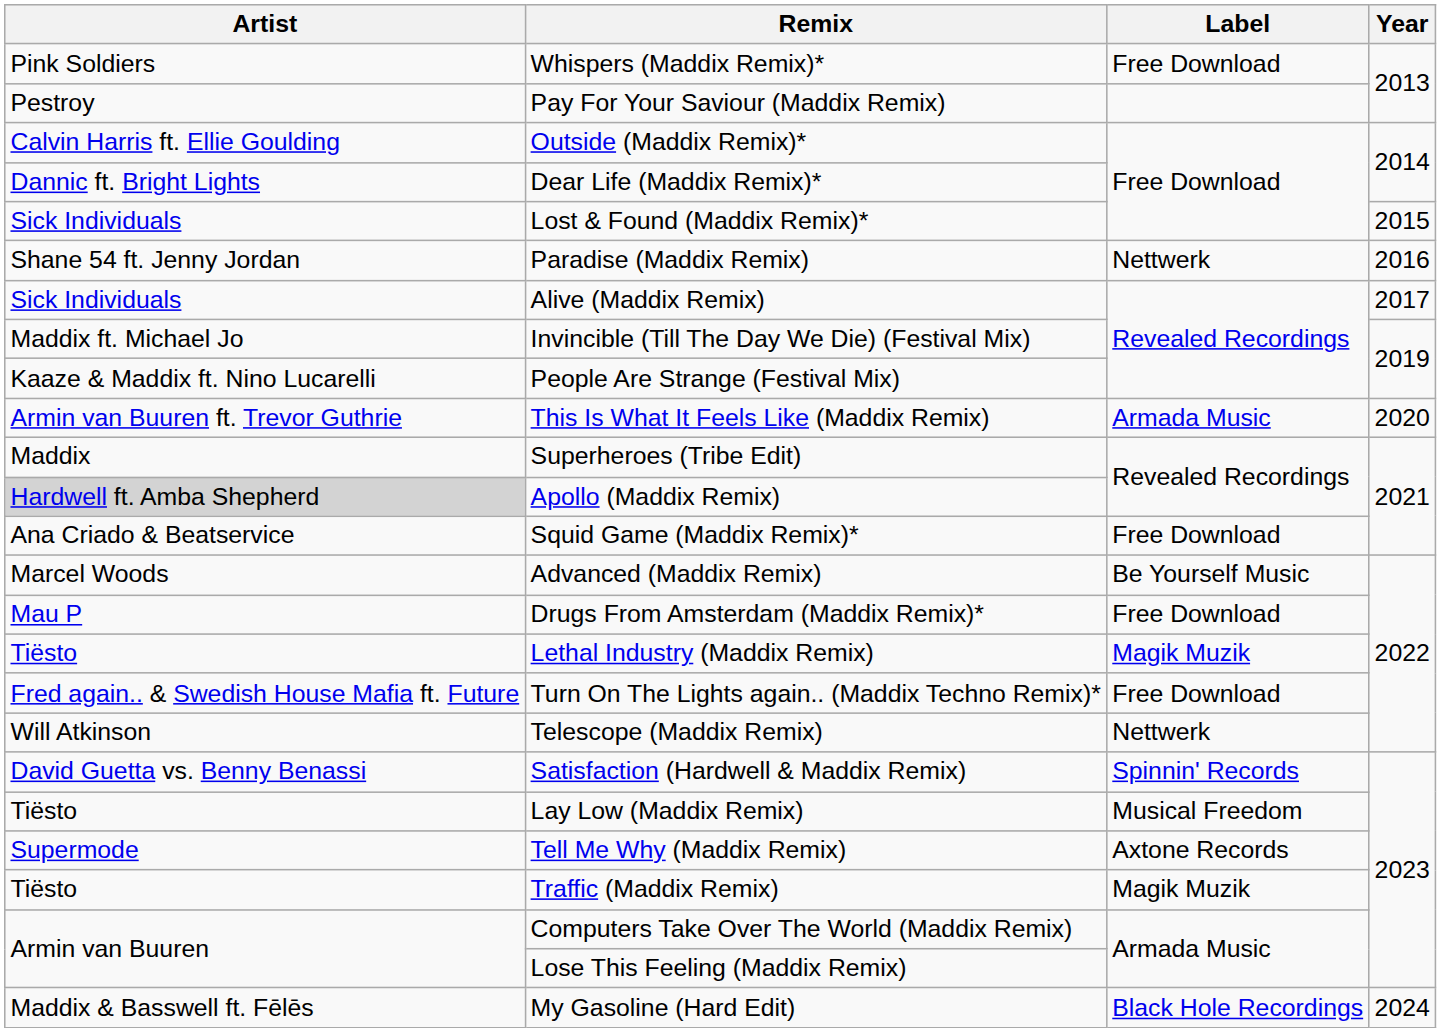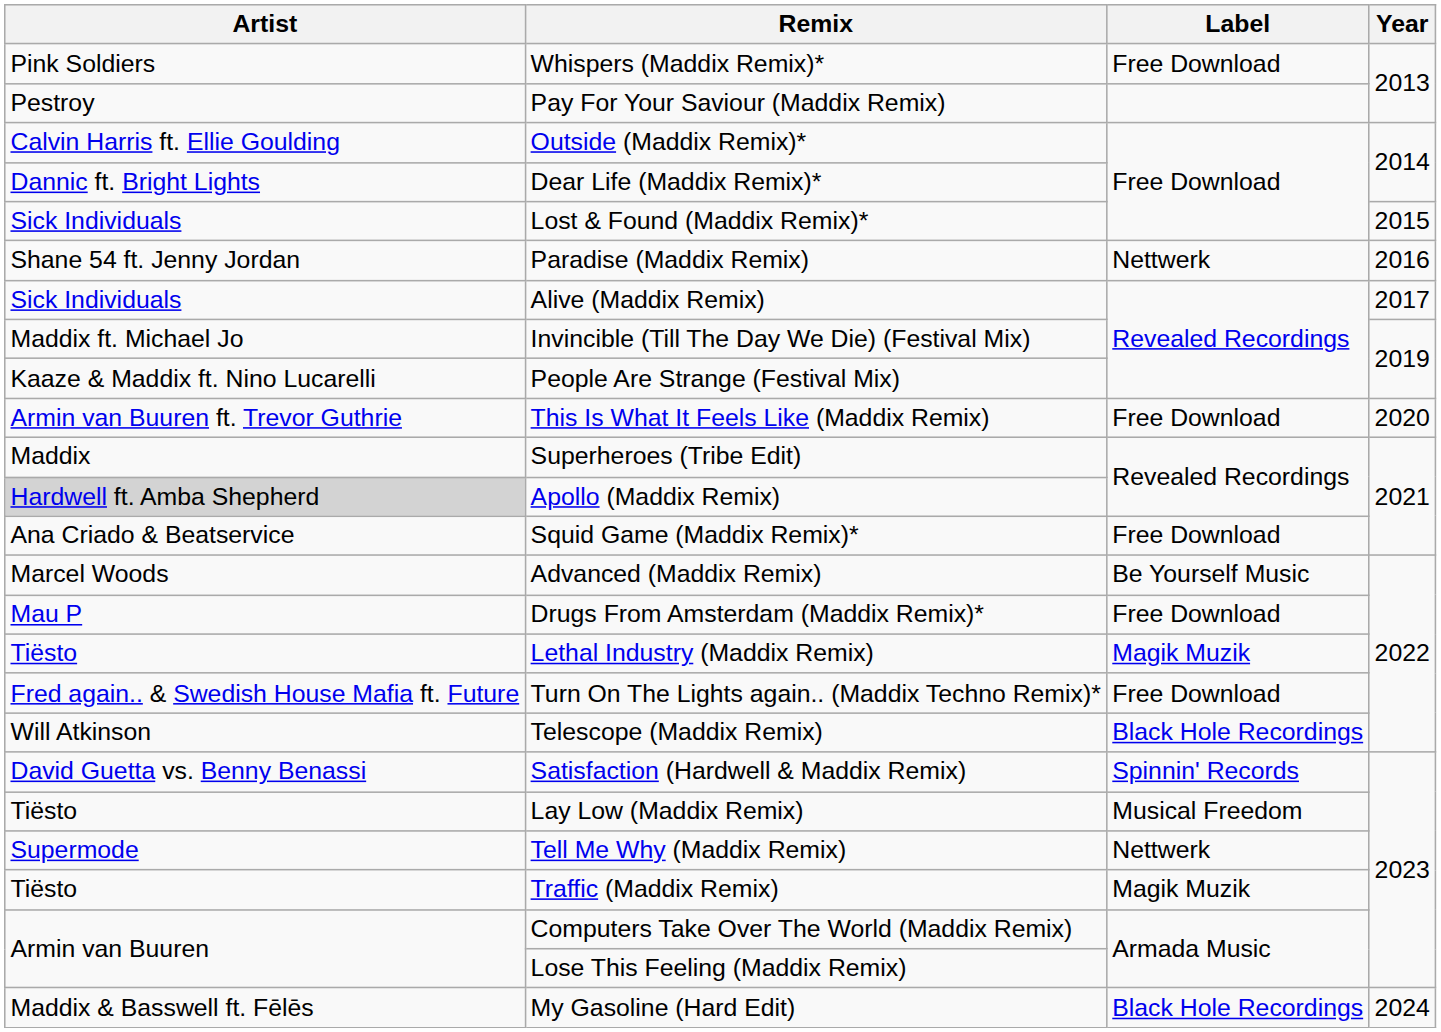(1192, 417) Armada Music -> (1196, 417) Free Download
(1161, 732) Nettwerk -> (1238, 732) Black Hole Recordings
(1201, 850) Axtone Records -> (1161, 850) Nettwerk
